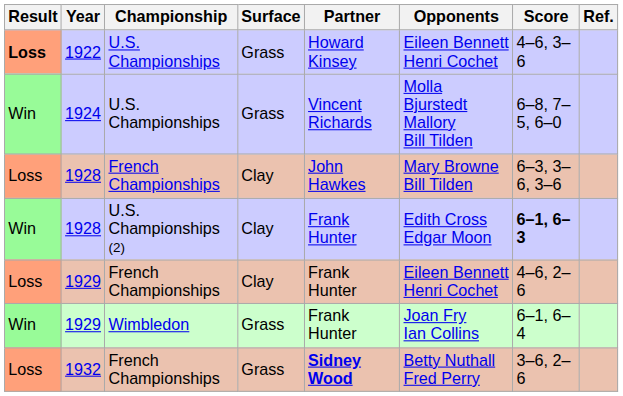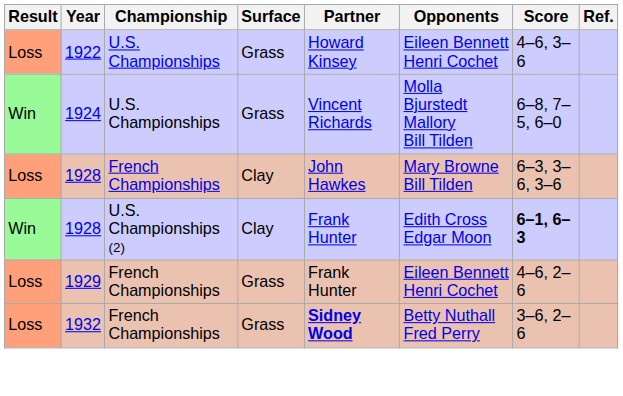(27, 52) bold -> (25, 52) normal
(257, 281) Clay -> (263, 281) Grass
- row: (83, 325)
